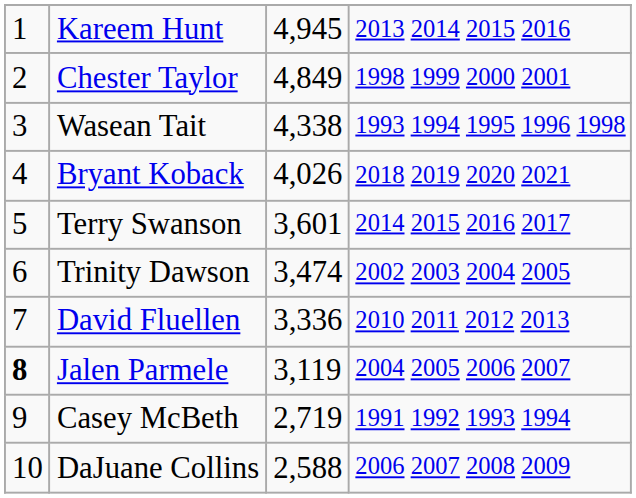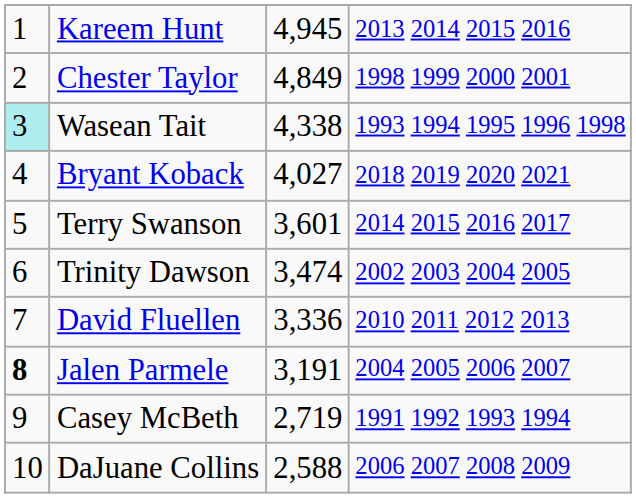(20, 126) no background -> (20, 126) paleturquoise background
(308, 175) 4,026 -> (308, 175) 4,027
(307, 369) 3,119 -> (308, 369) 3,191
